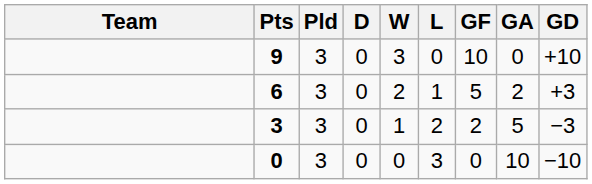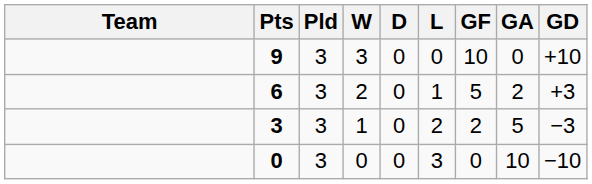columns swapped: (399, 21) <-> (362, 21)
